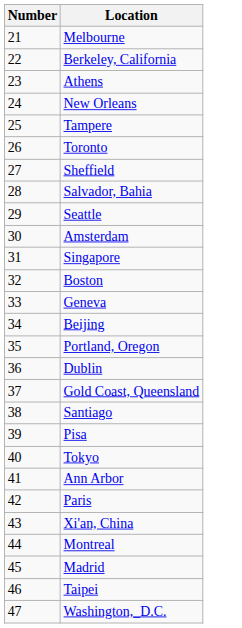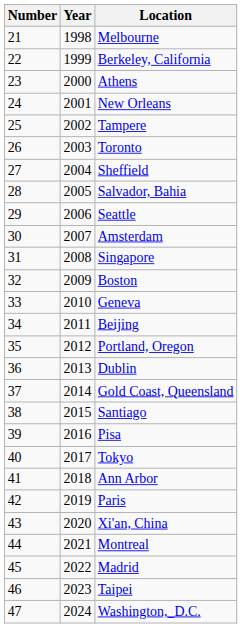+ column: (77, 15)
